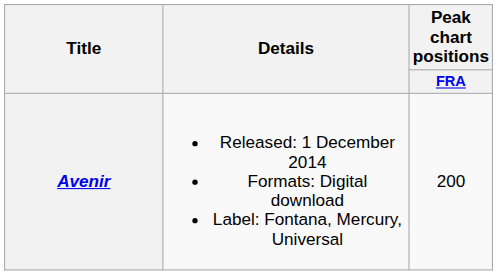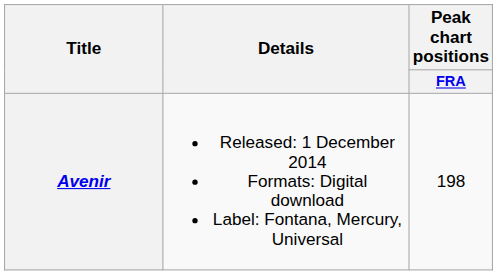(451, 181) 200 -> (451, 181) 198
